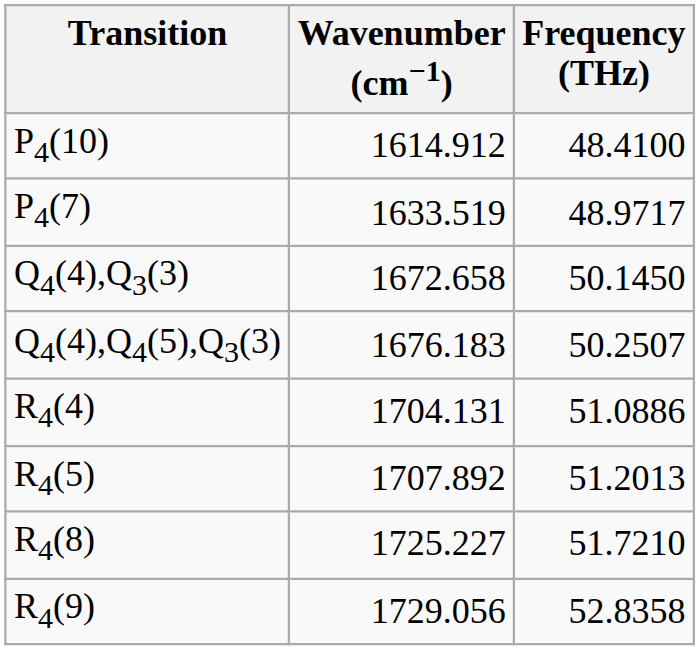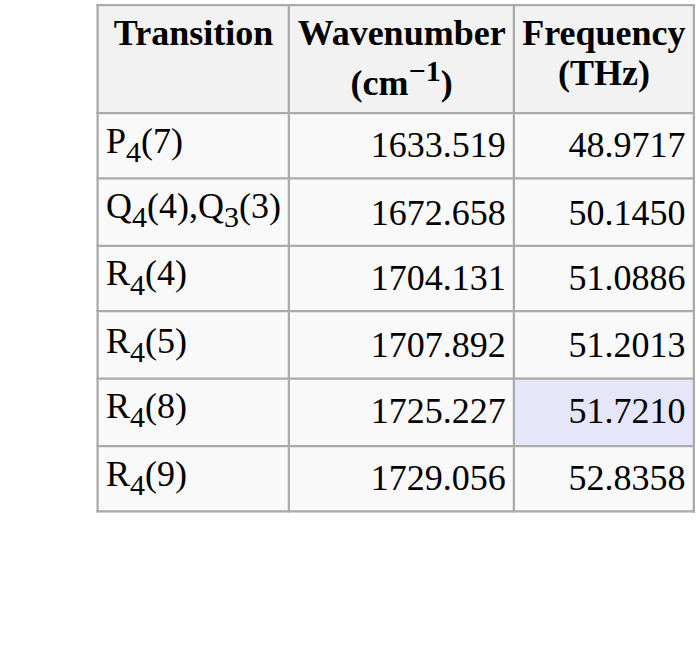- row: (62, 145)
- row: (148, 344)
(627, 544) no background -> (627, 411) lavender background
